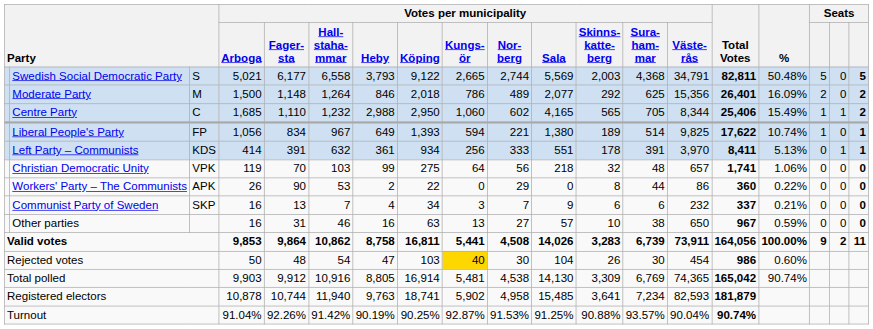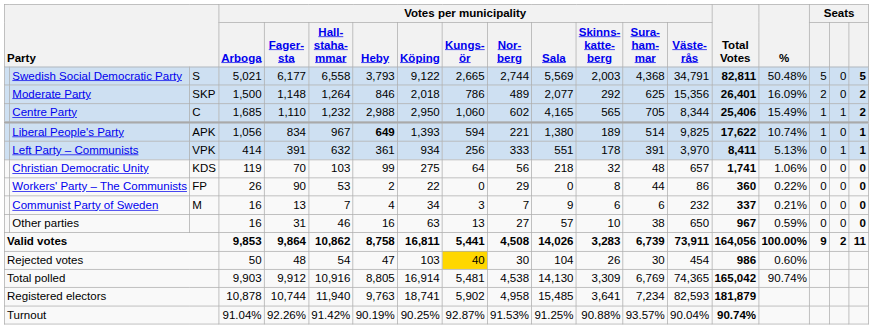(197, 94) M -> (204, 94) SKP
(200, 132) FP -> (204, 132) APK
(385, 132) normal -> (385, 132) bold
(204, 150) KDS -> (204, 150) VPK
(204, 168) VPK -> (204, 168) KDS
(204, 187) APK -> (200, 187) FP
(204, 205) SKP -> (197, 205) M
